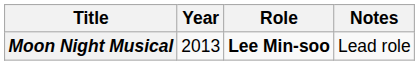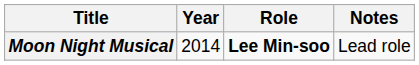(201, 45) 2013 -> (201, 45) 2014
